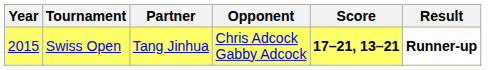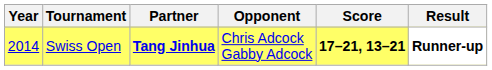(23, 46) 2015 -> (23, 46) 2014
(171, 46) normal -> (174, 46) bold
